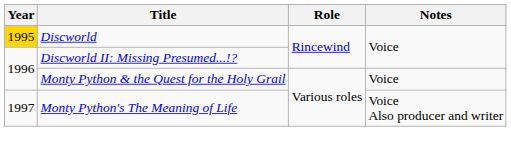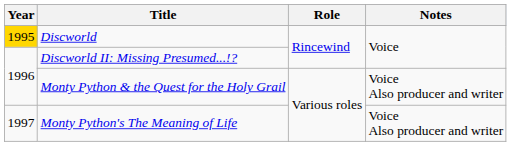(384, 79) Voice -> (436, 86) Voice Also producer and writer
